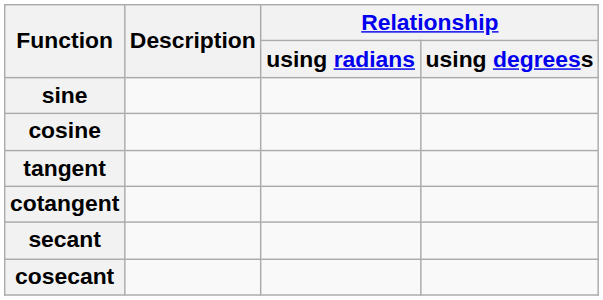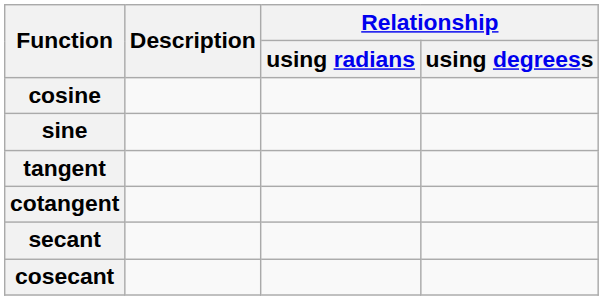rows swapped: (65, 95) <-> (65, 131)
